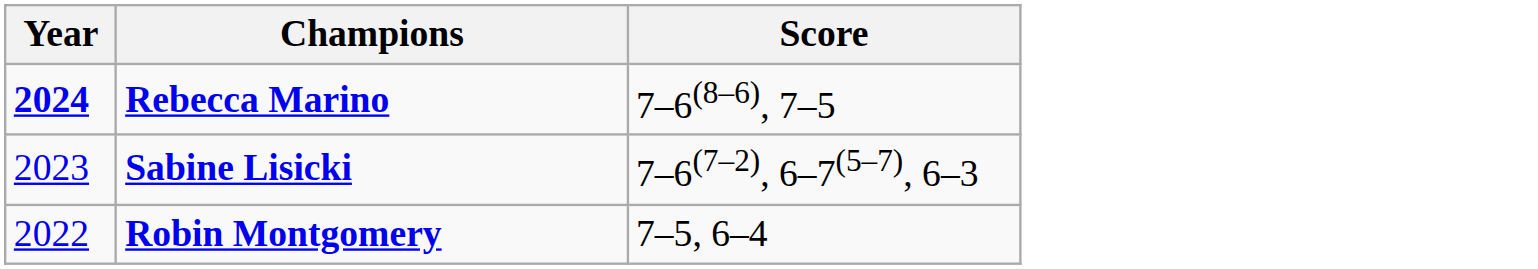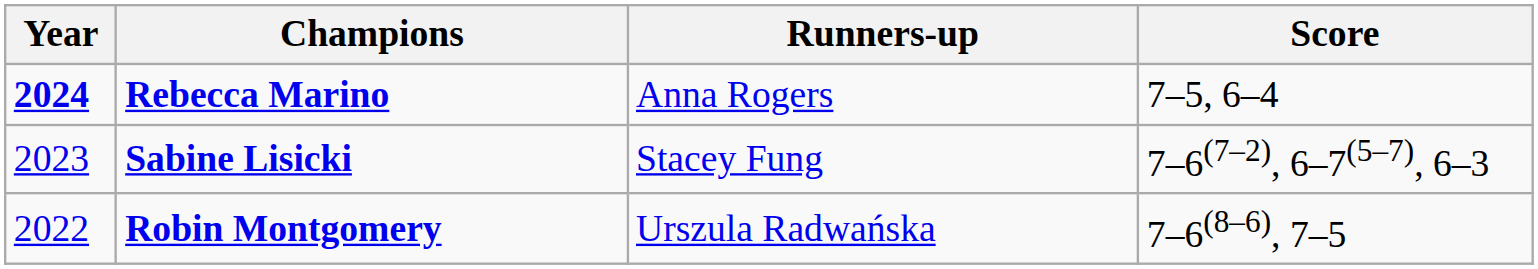+ column: (883, 34)
(736, 99) 7–6(8–6), 7–5 -> (1213, 93) 7–5, 6–4
(702, 233) 7–5, 6–4 -> (1247, 228) 7–6(8–6), 7–5
